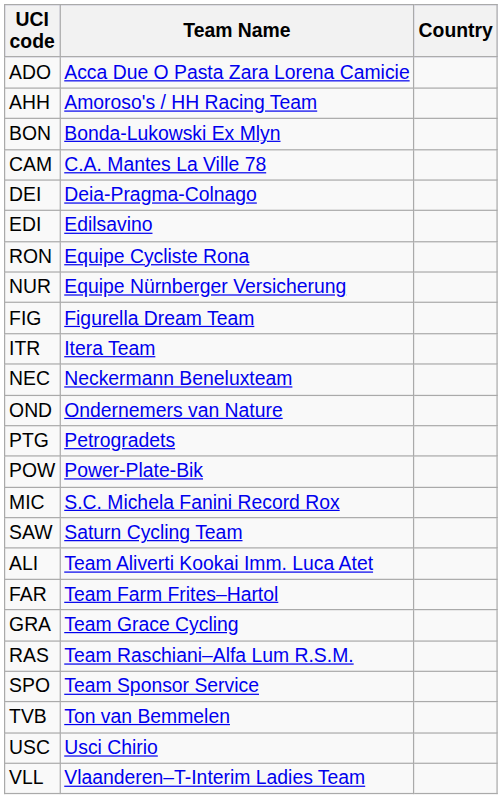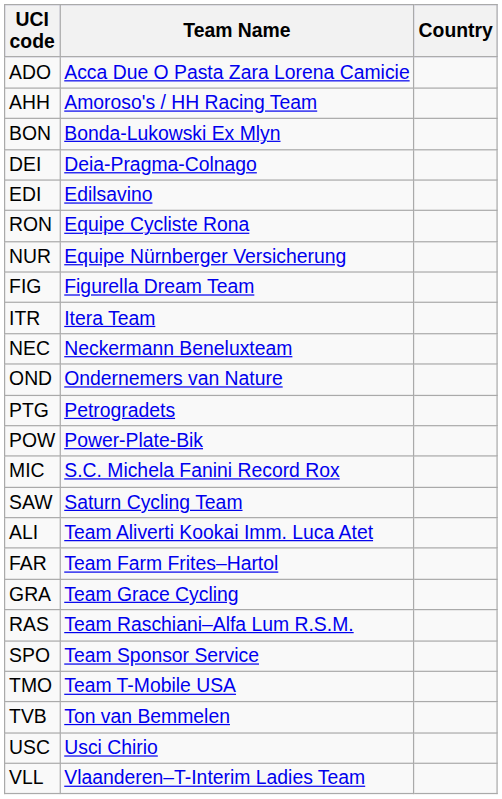- row: (31, 164)
+ row: (31, 686)
